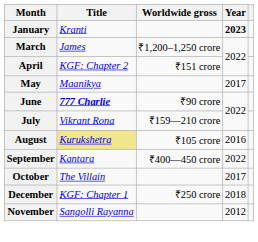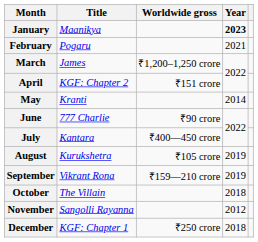(73, 29) Kranti -> (80, 29) Maanikya
+ row: (31, 45)
(80, 83) Maanikya -> (73, 100) Kranti
(236, 83) 2017 -> (236, 100) 2014
(85, 101) bold -> (84, 118) normal
(87, 120) Vikrant Rona -> (77, 137) Kantara
(185, 121) ₹159—210 crore -> (185, 137) ₹400—450 crore
(85, 139) khaki background -> (85, 156) no background
(236, 139) 2016 -> (236, 156) 2019
(77, 158) Kantara -> (87, 175) Vikrant Rona
(185, 159) ₹400—450 crore -> (185, 176) ₹159—210 crore
(236, 158) 2022 -> (236, 175) 2019
(236, 176) 2017 -> (236, 193) 2018
rows swapped: (31, 212) <-> (31, 194)
